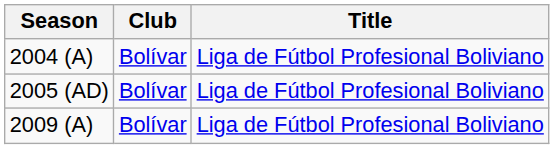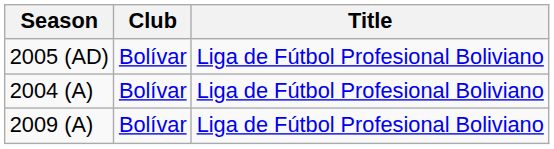rows swapped: (51, 56) <-> (59, 90)
